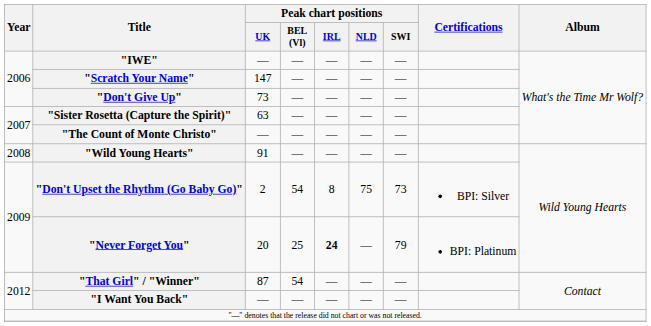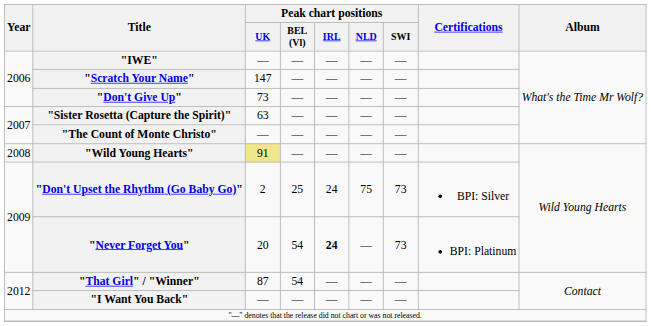(263, 152) no background -> (263, 152) khaki background
(297, 189) 54 -> (297, 189) 25
(332, 189) 8 -> (332, 189) 24
(297, 244) 25 -> (297, 244) 54
(401, 244) 79 -> (401, 244) 73
